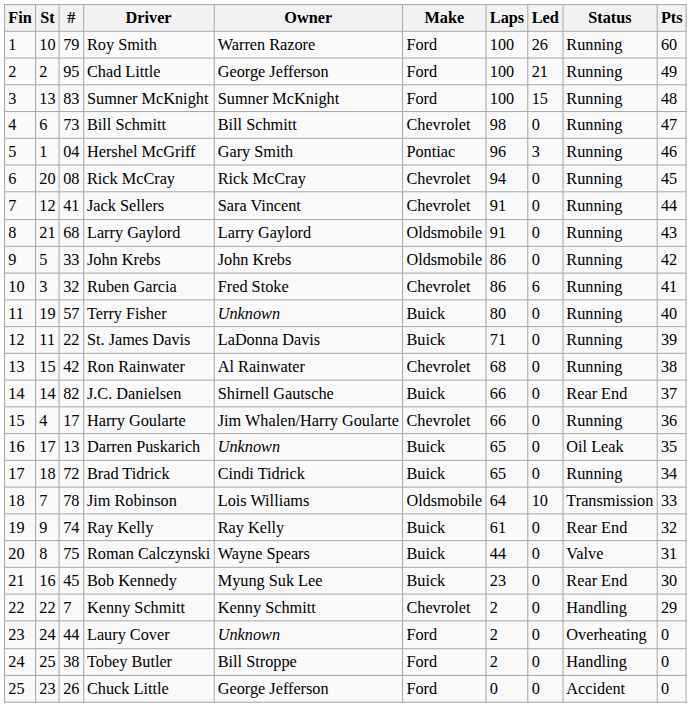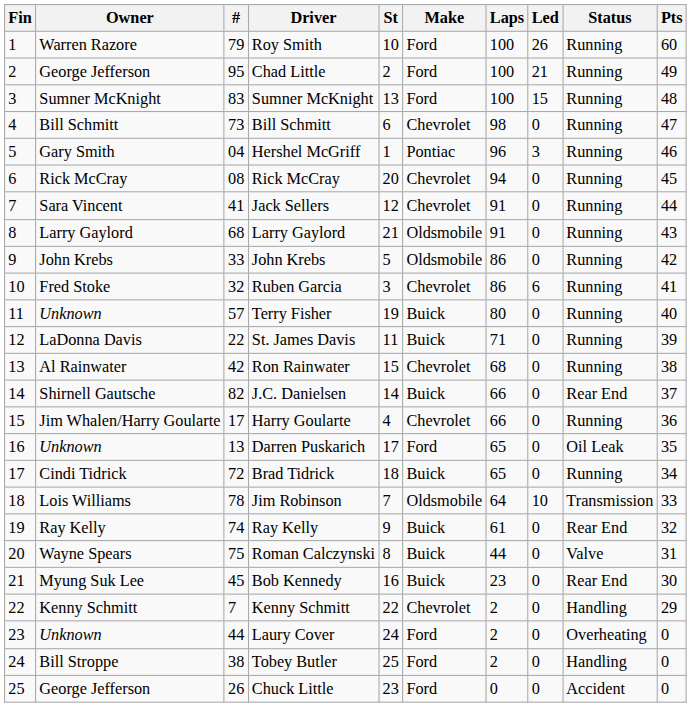columns swapped: (47, 18) <-> (308, 18)
(426, 447) Buick -> (422, 447) Ford
